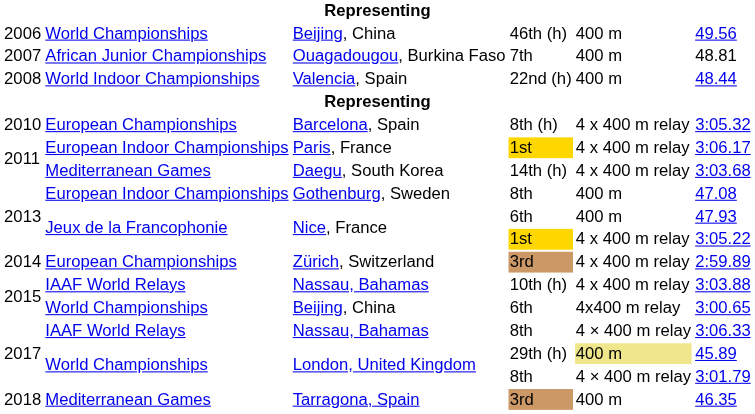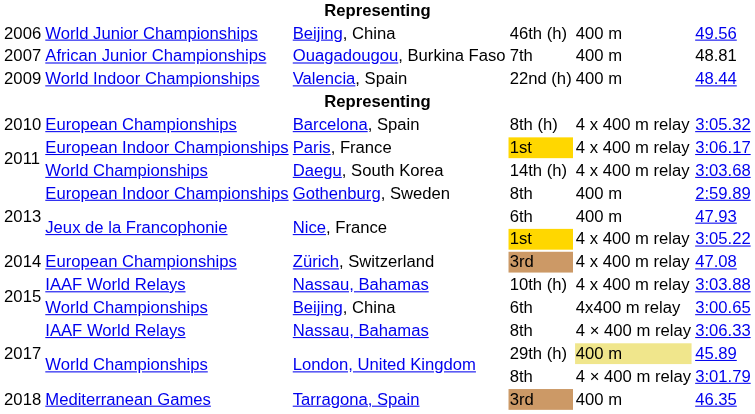(127, 33) World Championships -> (152, 33) World Junior Championships
(23, 79) 2008 -> (23, 79) 2009
(128, 170) Mediterranean Games -> (127, 170) World Championships
(716, 193) 47.08 -> (723, 193) 2:59.89
(723, 262) 2:59.89 -> (716, 262) 47.08
